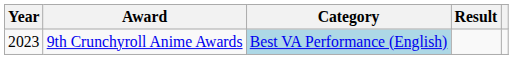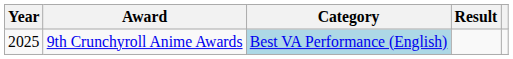(24, 41) 2023 -> (24, 41) 2025
